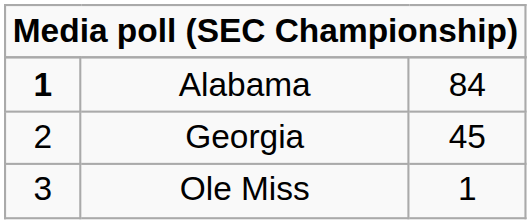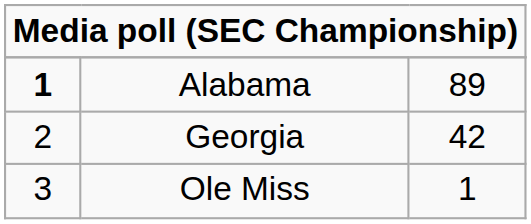(467, 84) 84 -> (467, 84) 89
(467, 137) 45 -> (467, 137) 42
